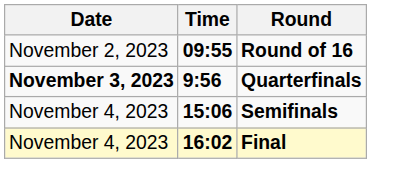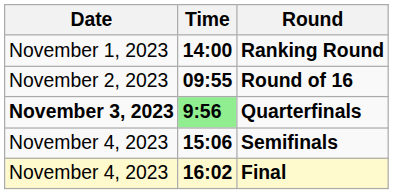+ row: (313, 50)
(202, 81) no background -> (202, 111) lightgreen background
